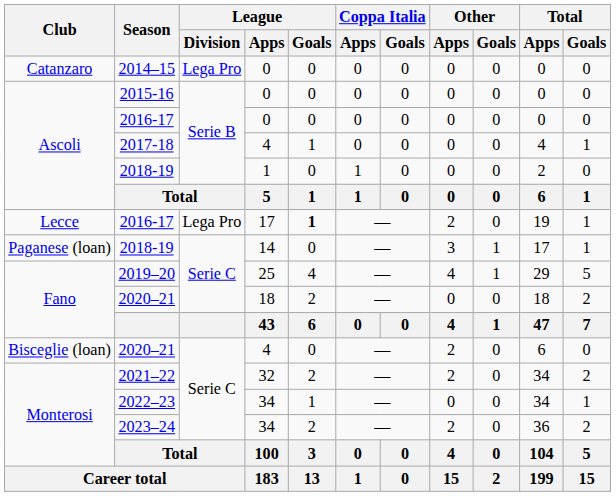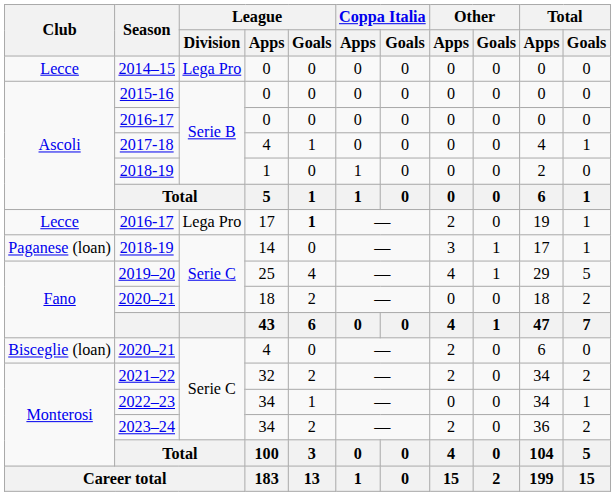(60, 68) Catanzaro -> (60, 68) Lecce
